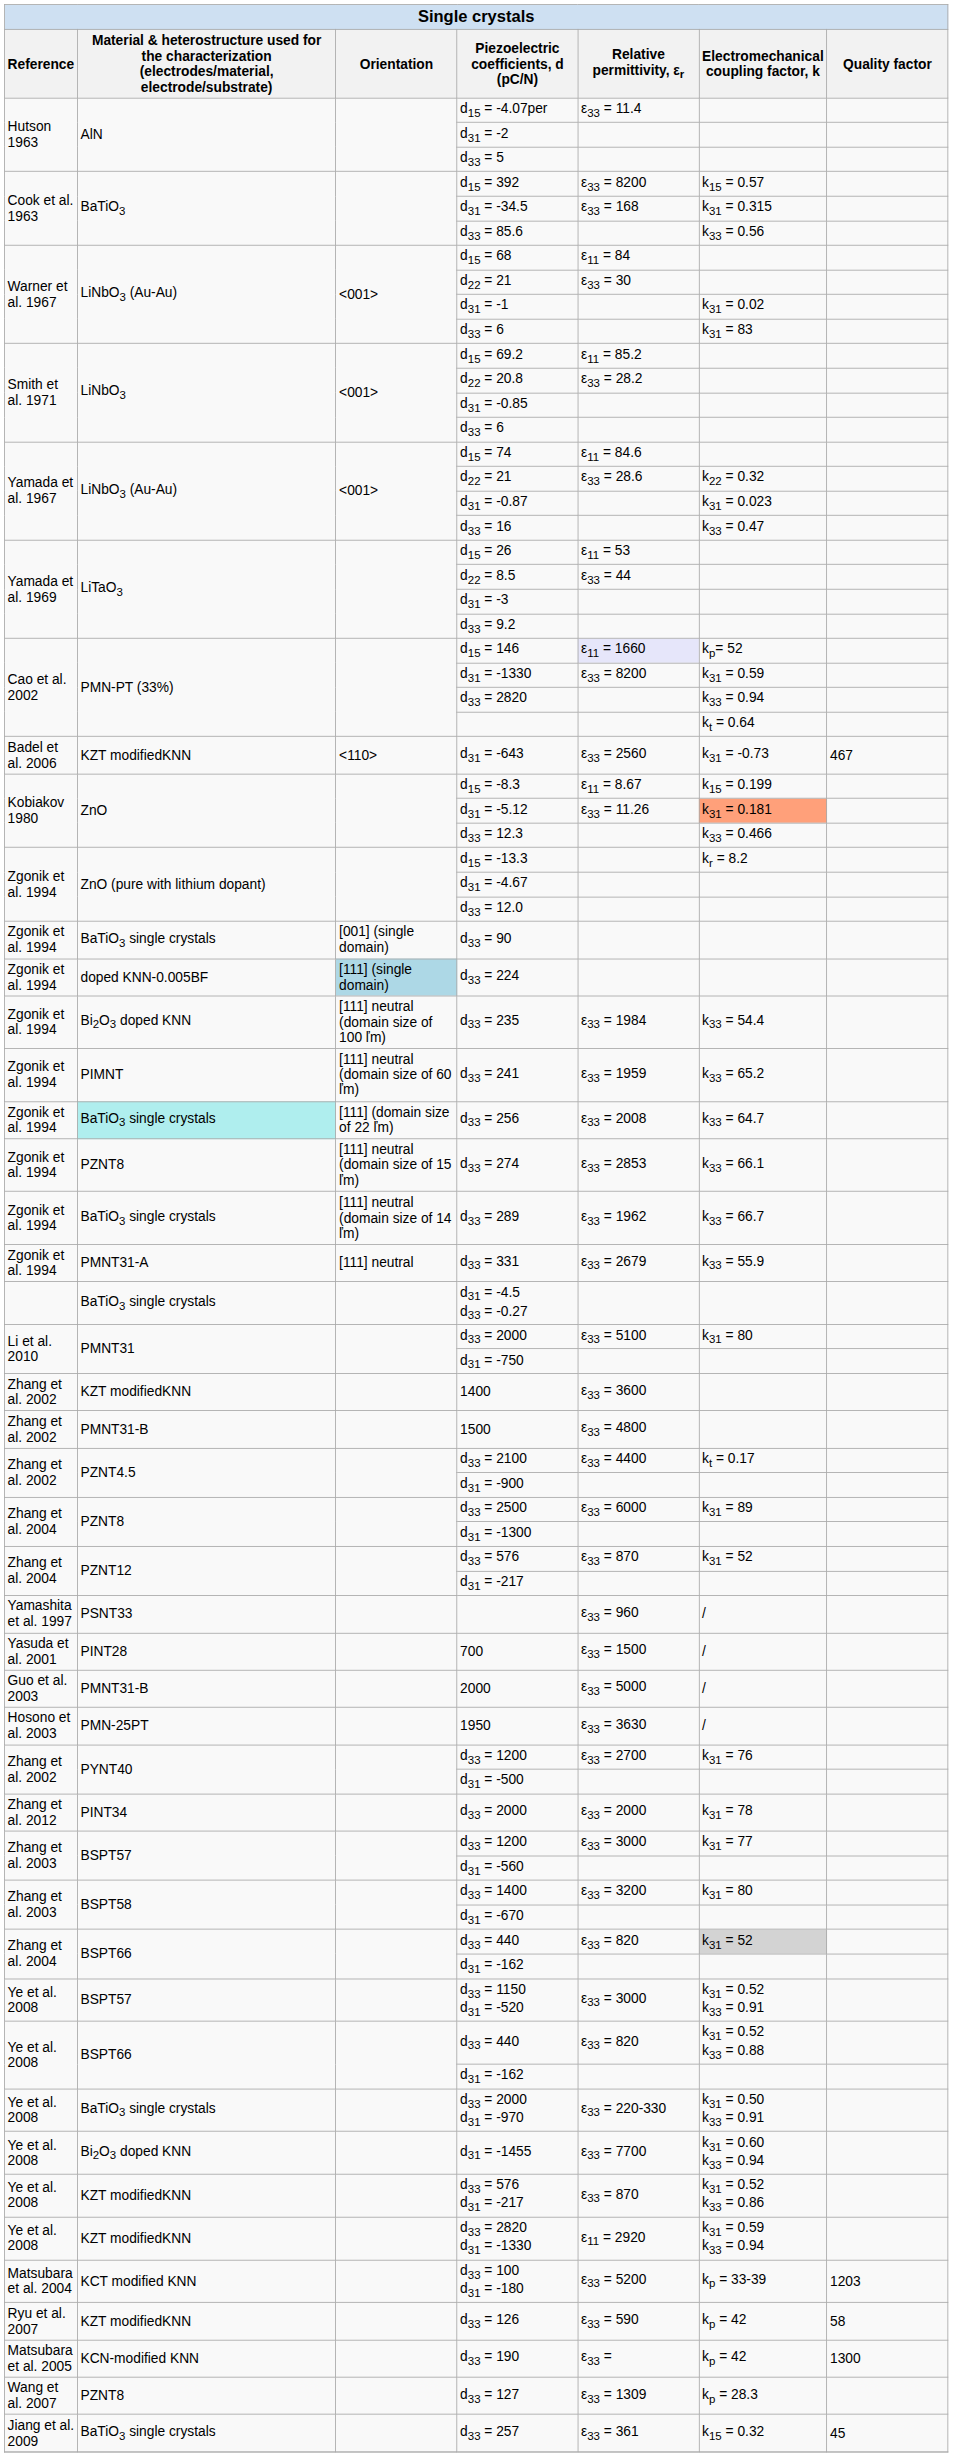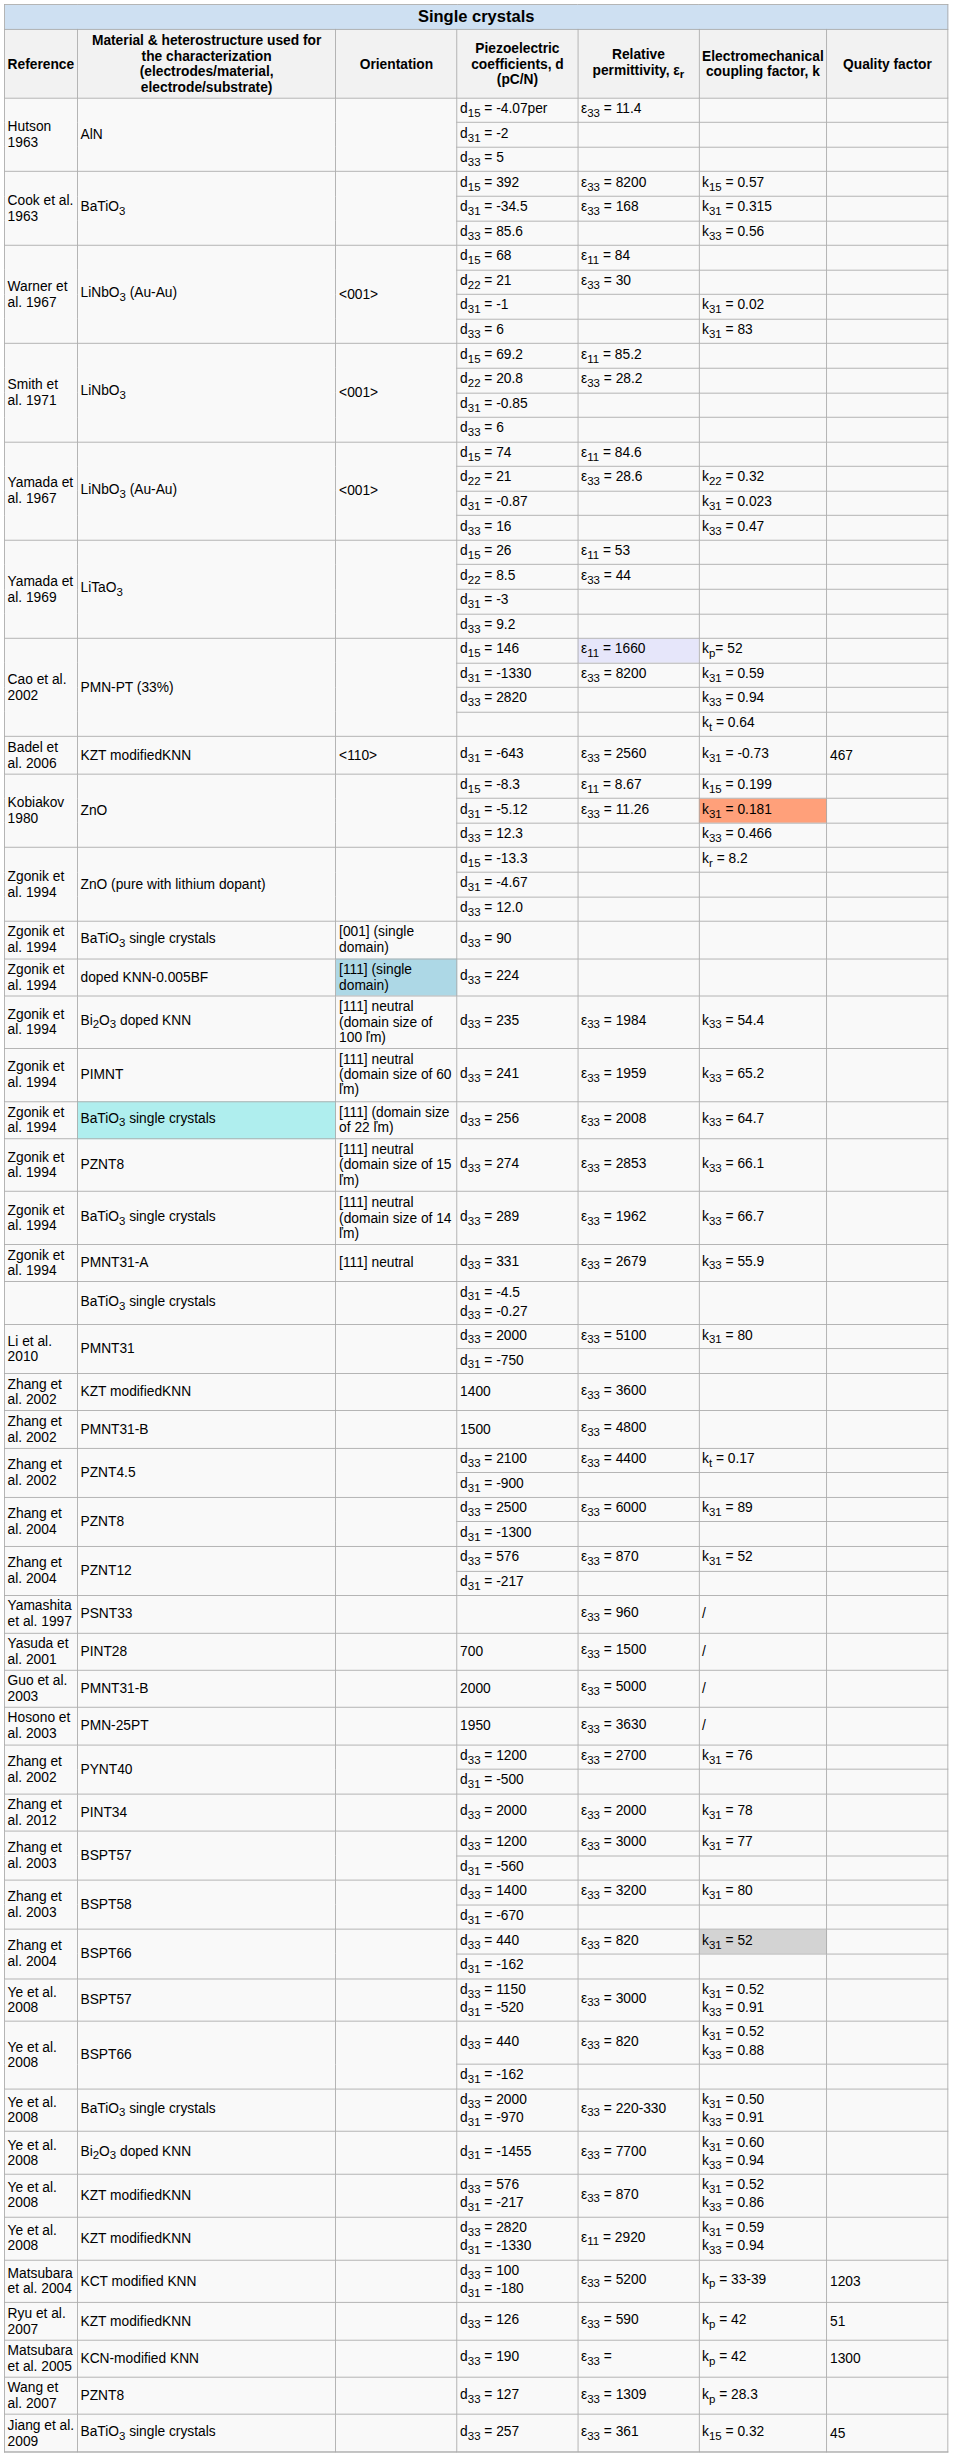(838, 2321) 58 -> (838, 2321) 51
